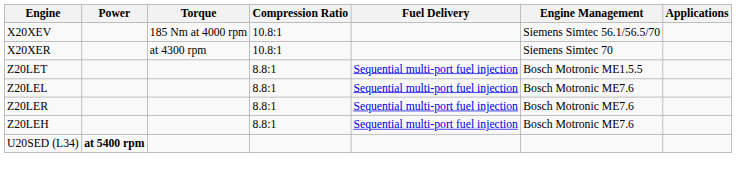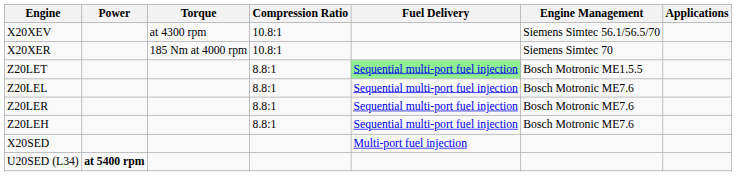(199, 32) 185 Nm at 4000 rpm -> (178, 32) at 4300 rpm
(178, 50) at 4300 rpm -> (199, 50) 185 Nm at 4000 rpm
(436, 69) no background -> (436, 69) lightgreen background
+ row: (28, 143)
